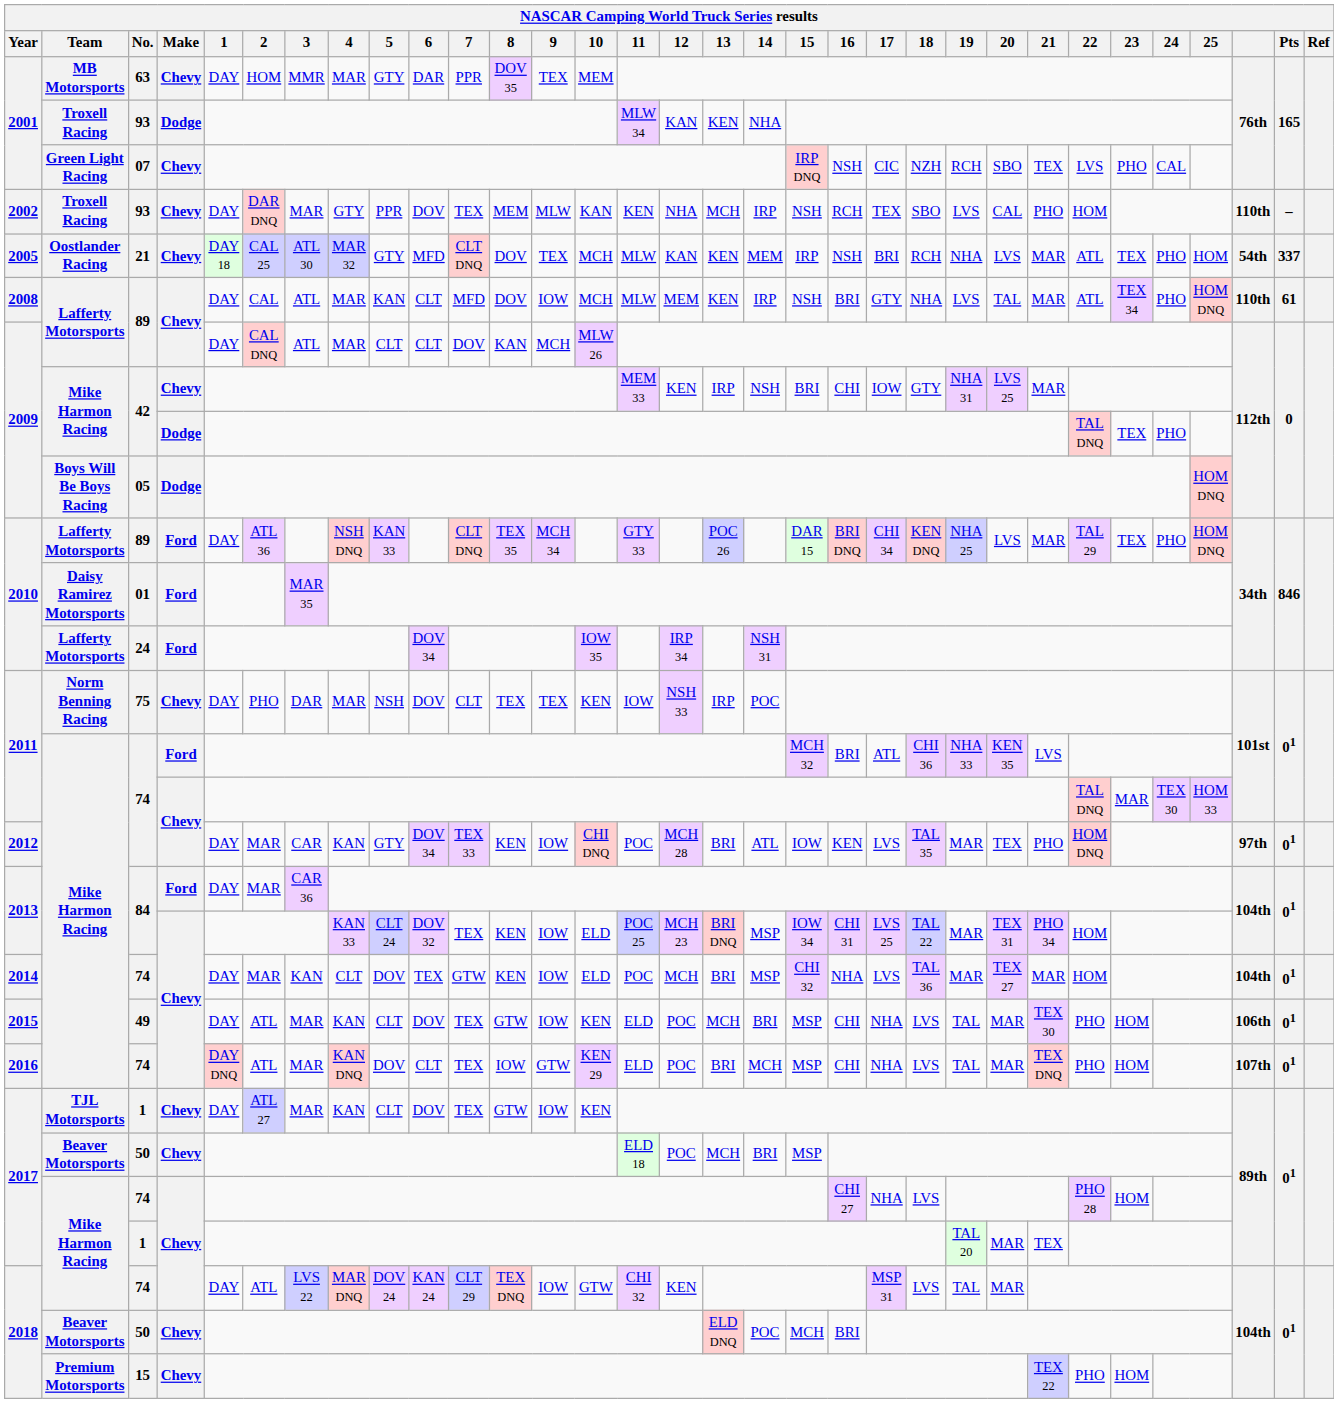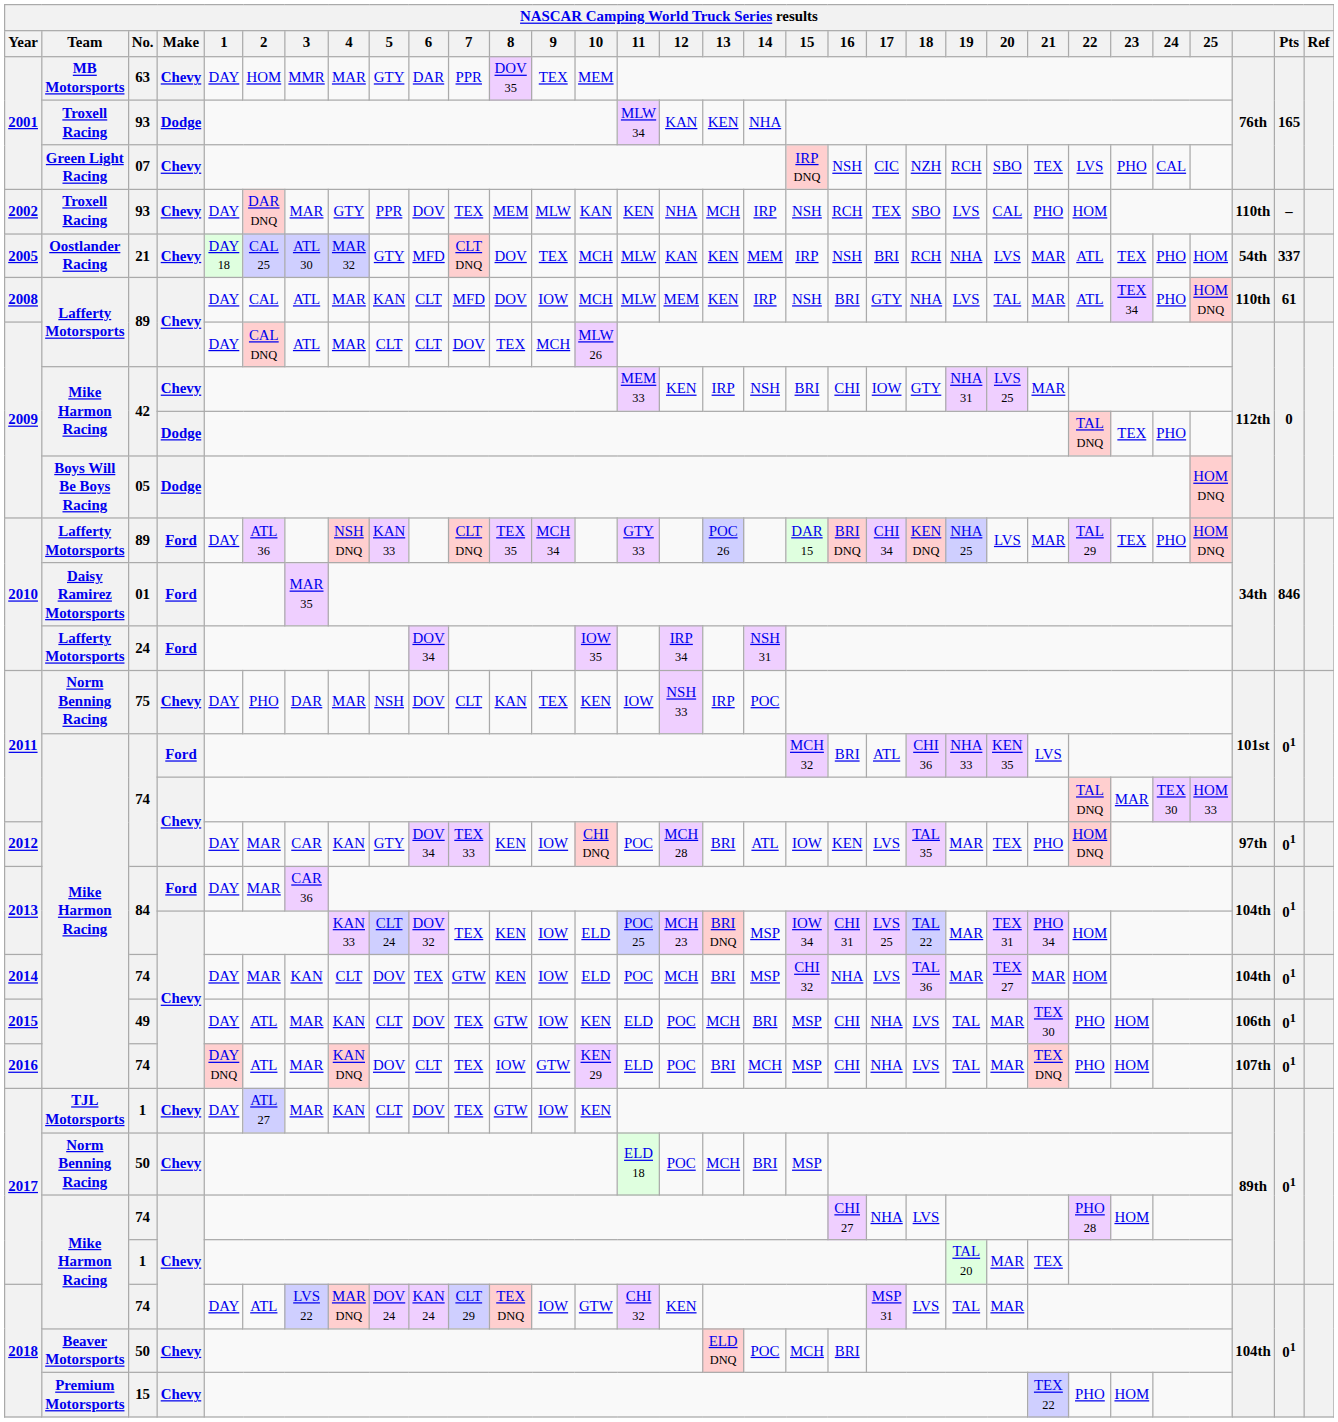(511, 344) KAN -> (511, 344) TEX
(511, 701) TEX -> (511, 701) KAN
(85, 1154) Beaver Motorsports -> (85, 1163) Norm Benning Racing
